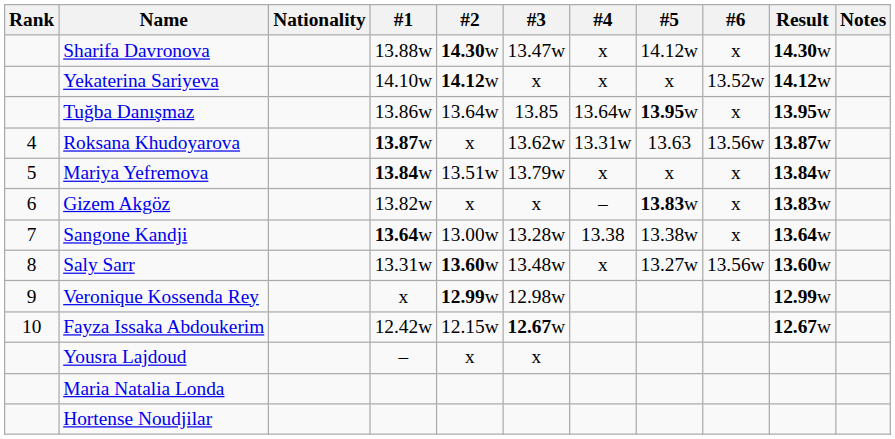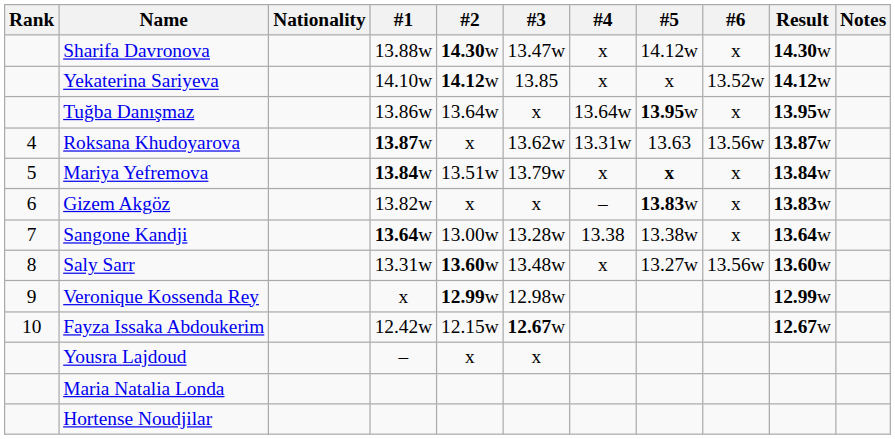(536, 81) x -> (536, 81) 13.85
(536, 111) 13.85 -> (536, 111) x
(669, 173) normal -> (669, 173) bold
